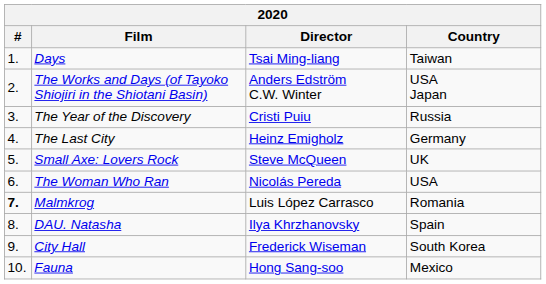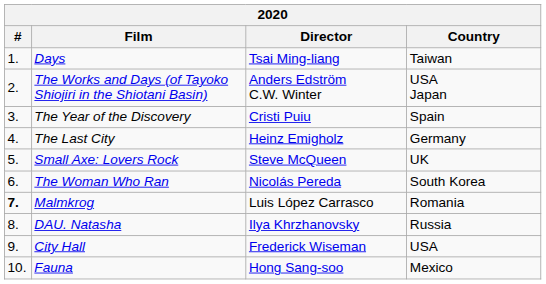(431, 116) Russia -> (427, 116) Spain
(424, 181) USA -> (448, 181) South Korea
(427, 224) Spain -> (431, 224) Russia
(448, 246) South Korea -> (424, 246) USA
